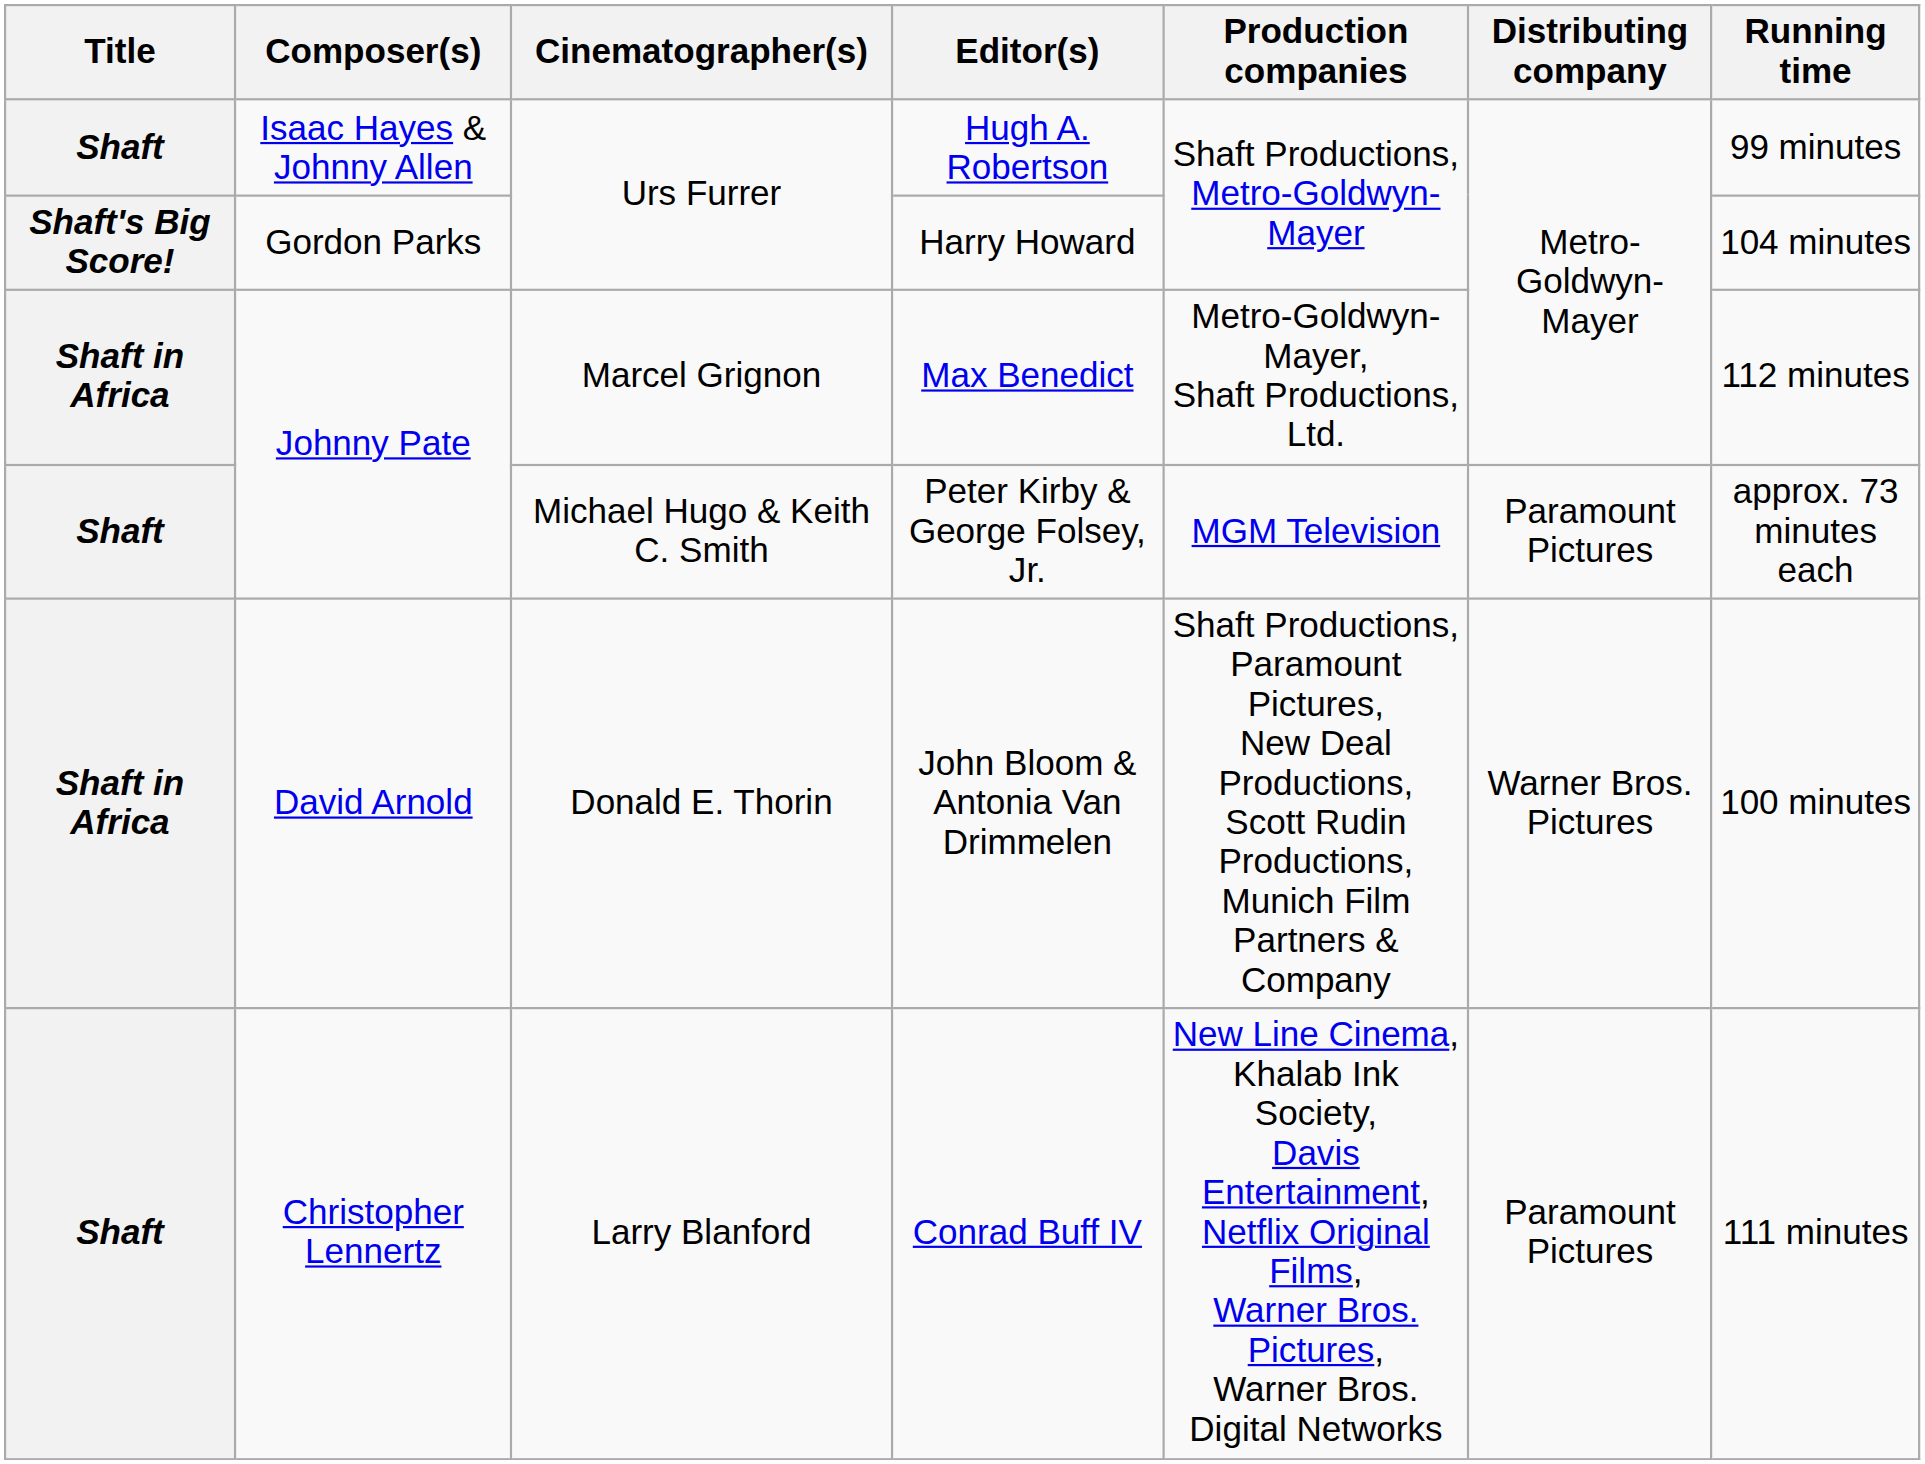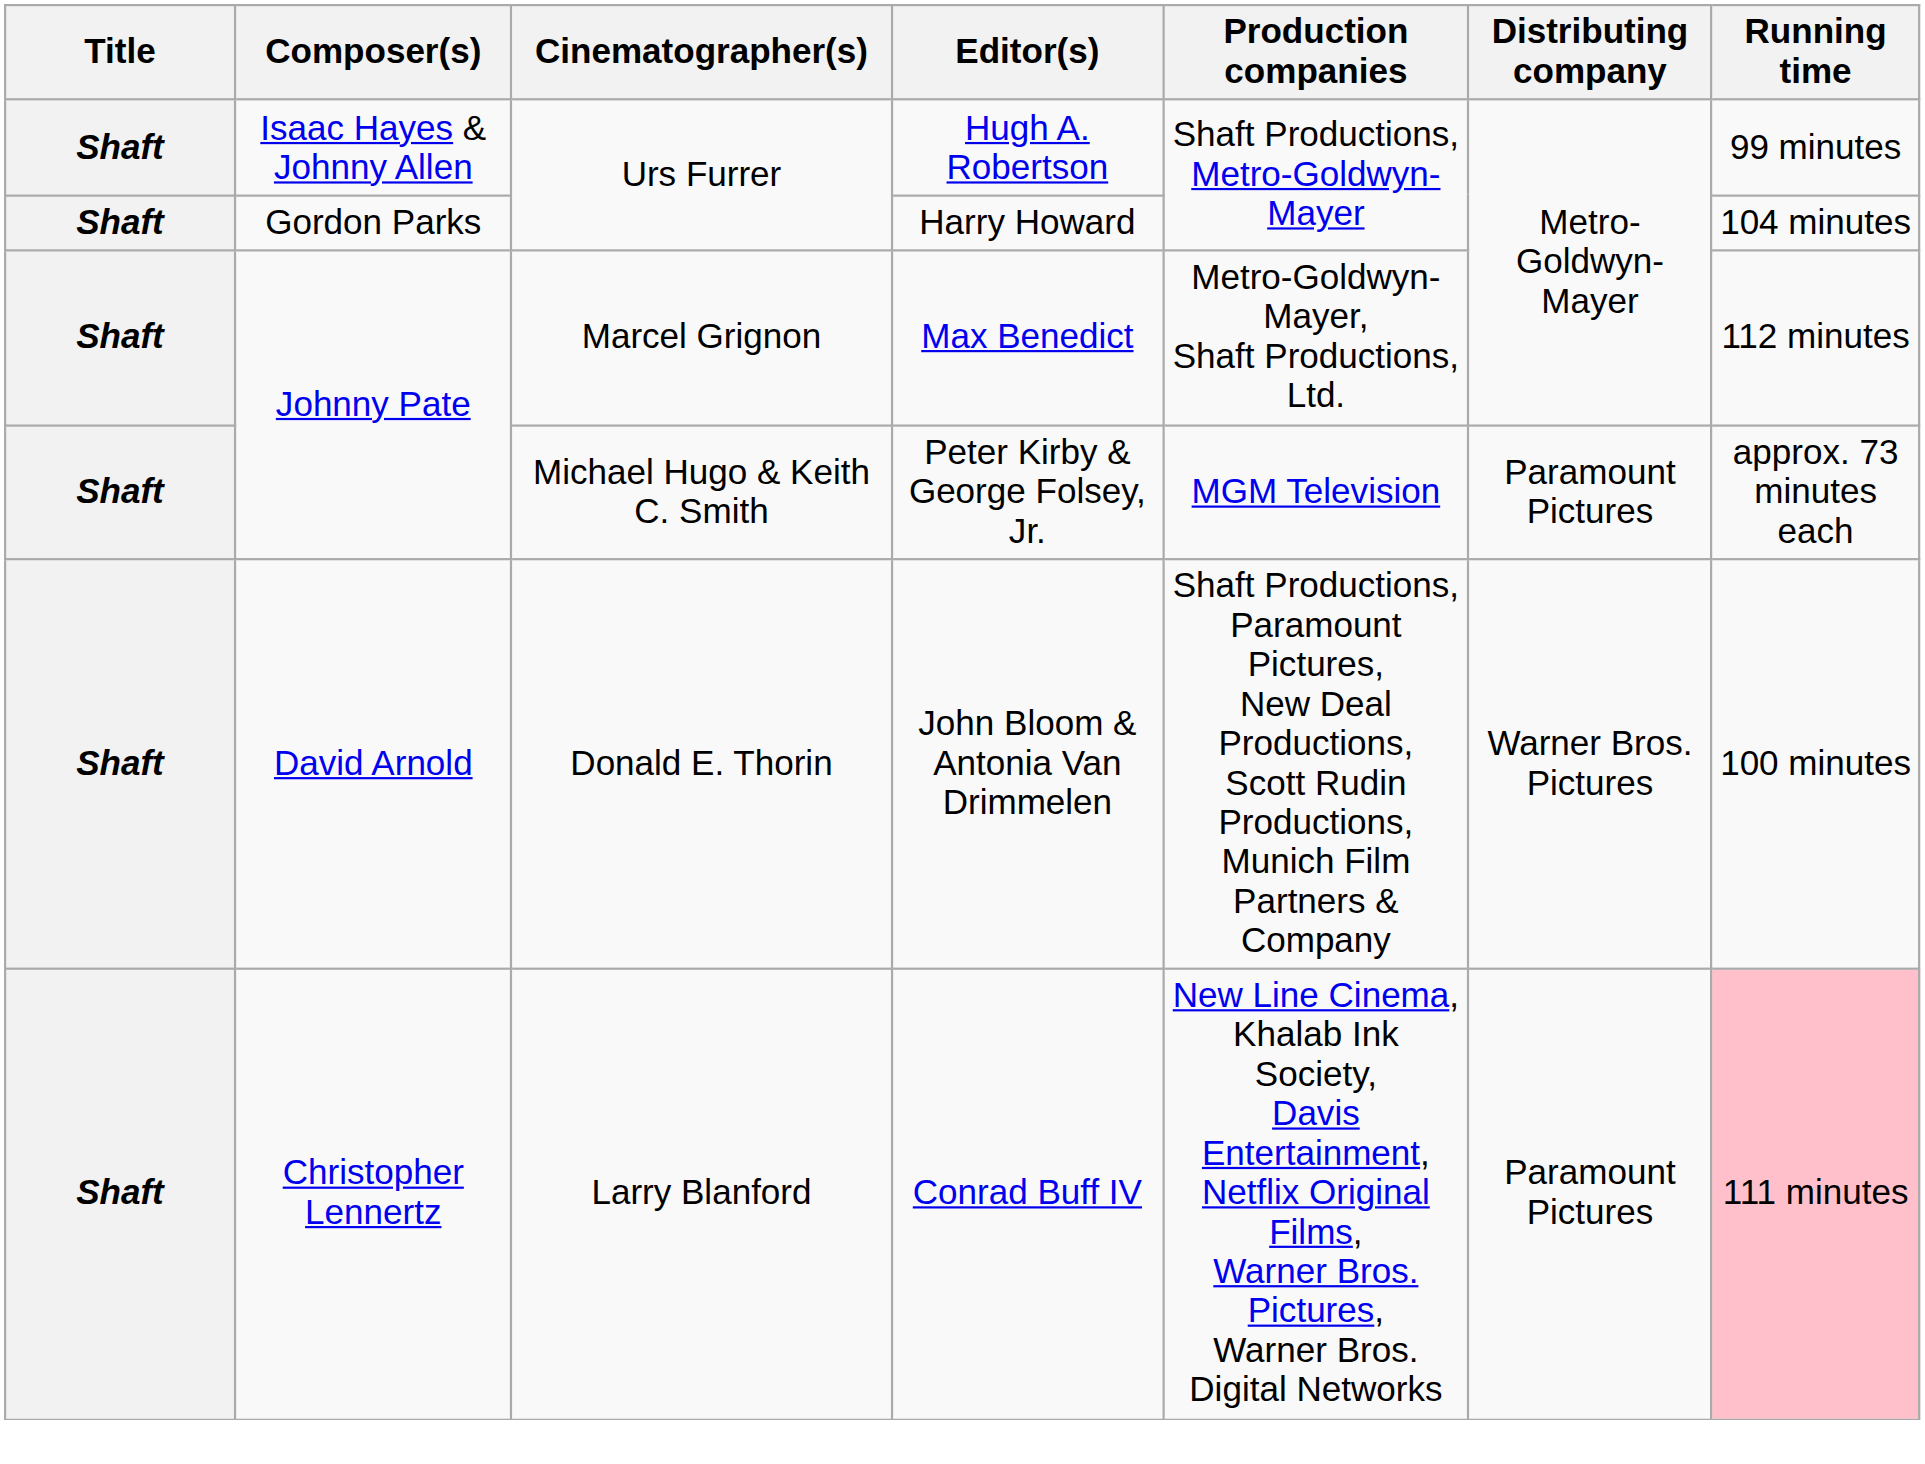(120, 241) Shaft's Big Score! -> (120, 222) Shaft
(120, 376) Shaft in Africa -> (120, 336) Shaft
(120, 802) Shaft in Africa -> (120, 763) Shaft
(1816, 1232) no background -> (1816, 1193) pink background
